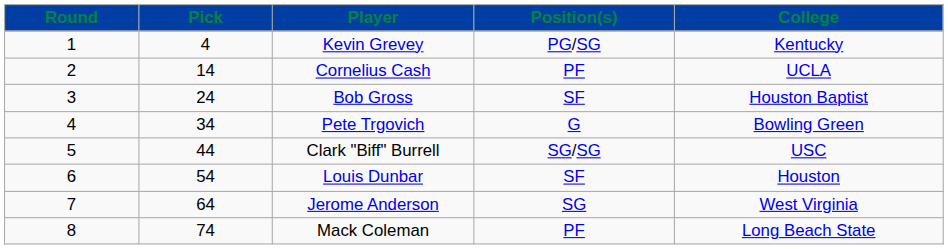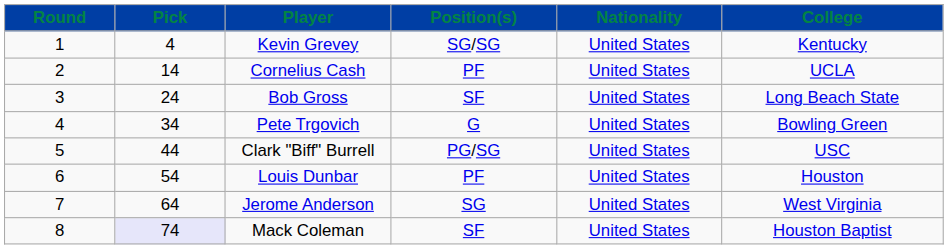+ column: (639, 17)
(574, 44) PG/SG -> (474, 44) SG/SG
(809, 97) Houston Baptist -> (832, 97) Long Beach State
(574, 151) SG/SG -> (474, 151) PG/SG
(574, 177) SF -> (474, 177) PF
(206, 230) no background -> (170, 230) lavender background
(574, 230) PF -> (474, 230) SF
(809, 230) Long Beach State -> (832, 230) Houston Baptist
